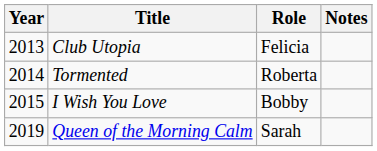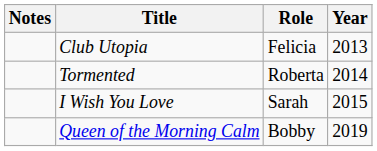columns swapped: (26, 18) <-> (346, 18)
(284, 103) Bobby -> (288, 103) Sarah
(281, 131) Sarah -> (291, 131) Bobby
